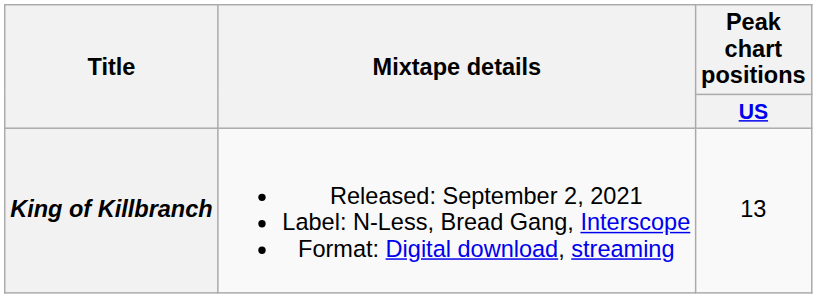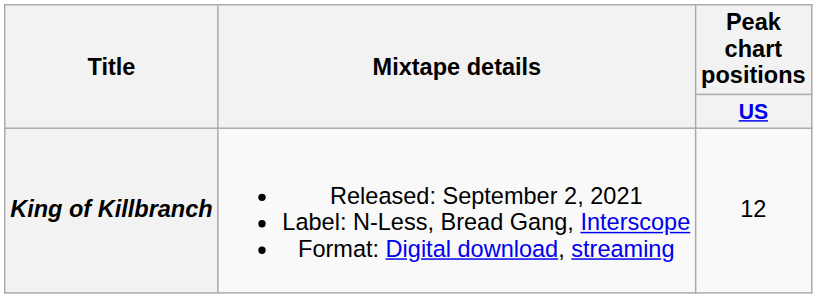(753, 210) 13 -> (753, 210) 12
